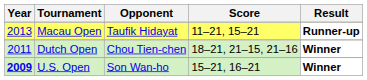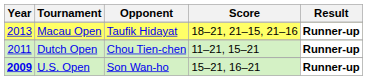(225, 31) 11–21, 15–21 -> (245, 31) 18–21, 21–15, 21–16
(245, 49) 18–21, 21–15, 21–16 -> (225, 49) 11–21, 15–21
(322, 49) Winner -> (331, 49) Runner-up
(322, 67) Winner -> (331, 67) Runner-up
